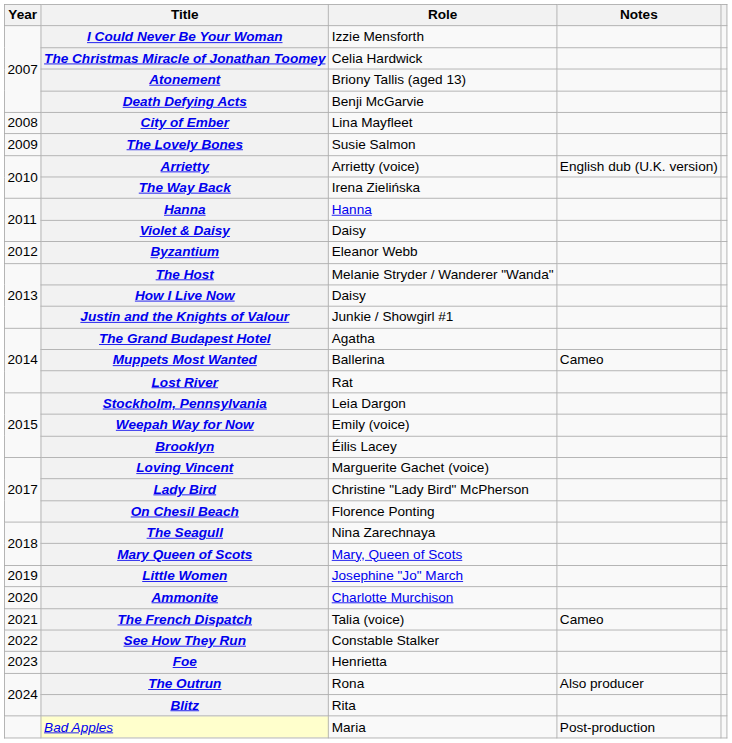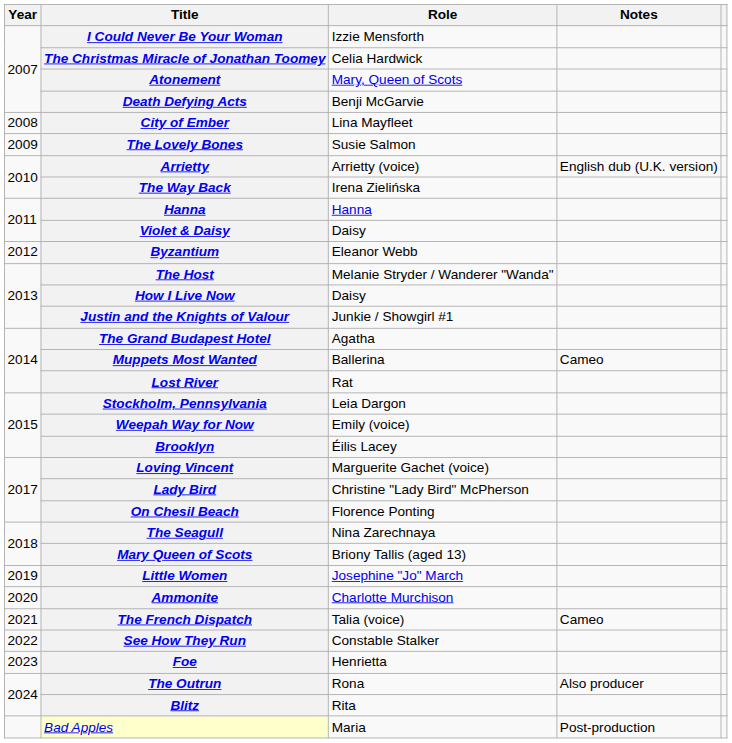(399, 79) Briony Tallis (aged 13) -> (397, 79) Mary, Queen of Scots
(397, 554) Mary, Queen of Scots -> (399, 554) Briony Tallis (aged 13)
